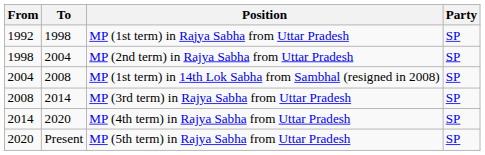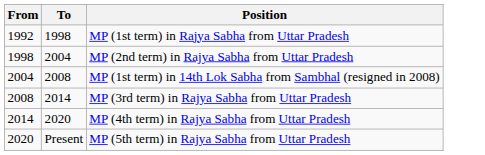- column: (461, 14)
